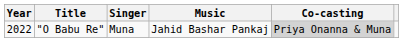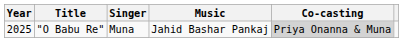(19, 30) 2022 -> (19, 30) 2025
